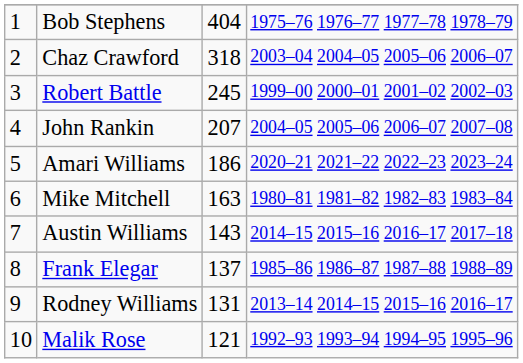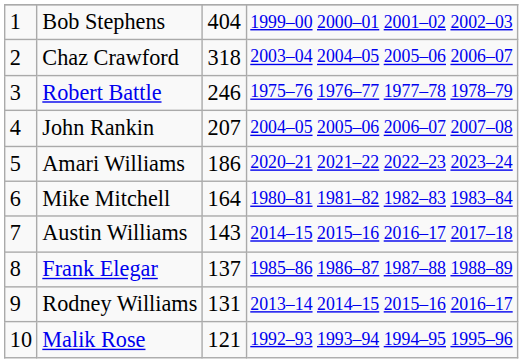(381, 22) 1975–76 1976–77 1977–78 1978–79 -> (381, 22) 1999–00 2000–01 2001–02 2002–03
(224, 92) 245 -> (224, 92) 246
(381, 92) 1999–00 2000–01 2001–02 2002–03 -> (381, 92) 1975–76 1976–77 1977–78 1978–79
(224, 198) 163 -> (224, 198) 164
